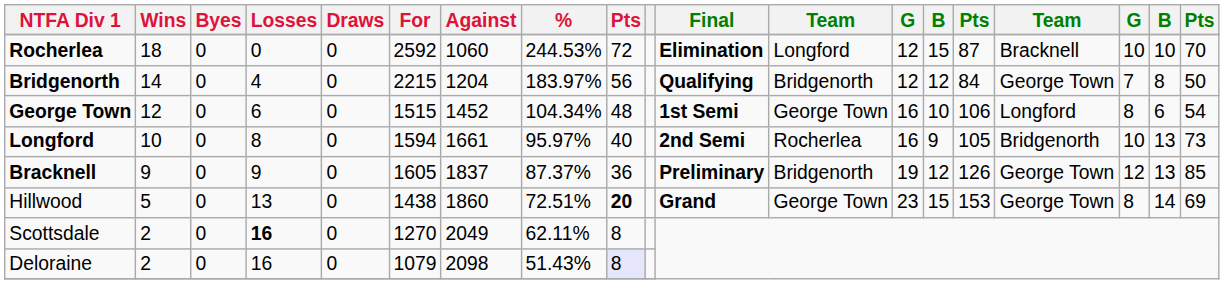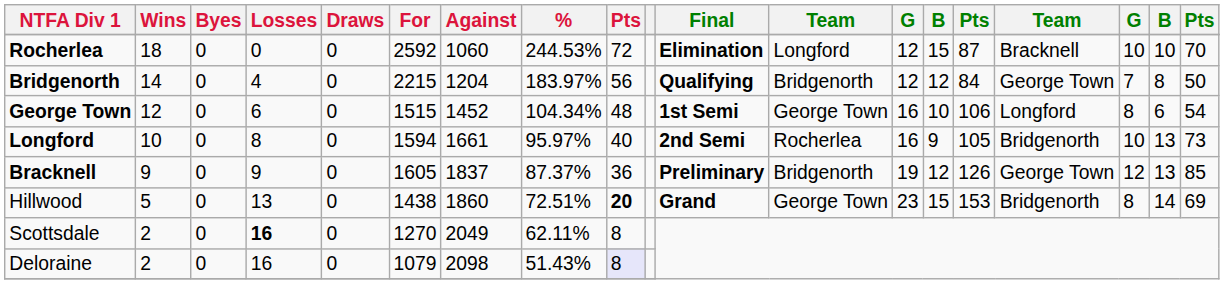(1057, 202) George Town -> (1050, 202) Bridgenorth
